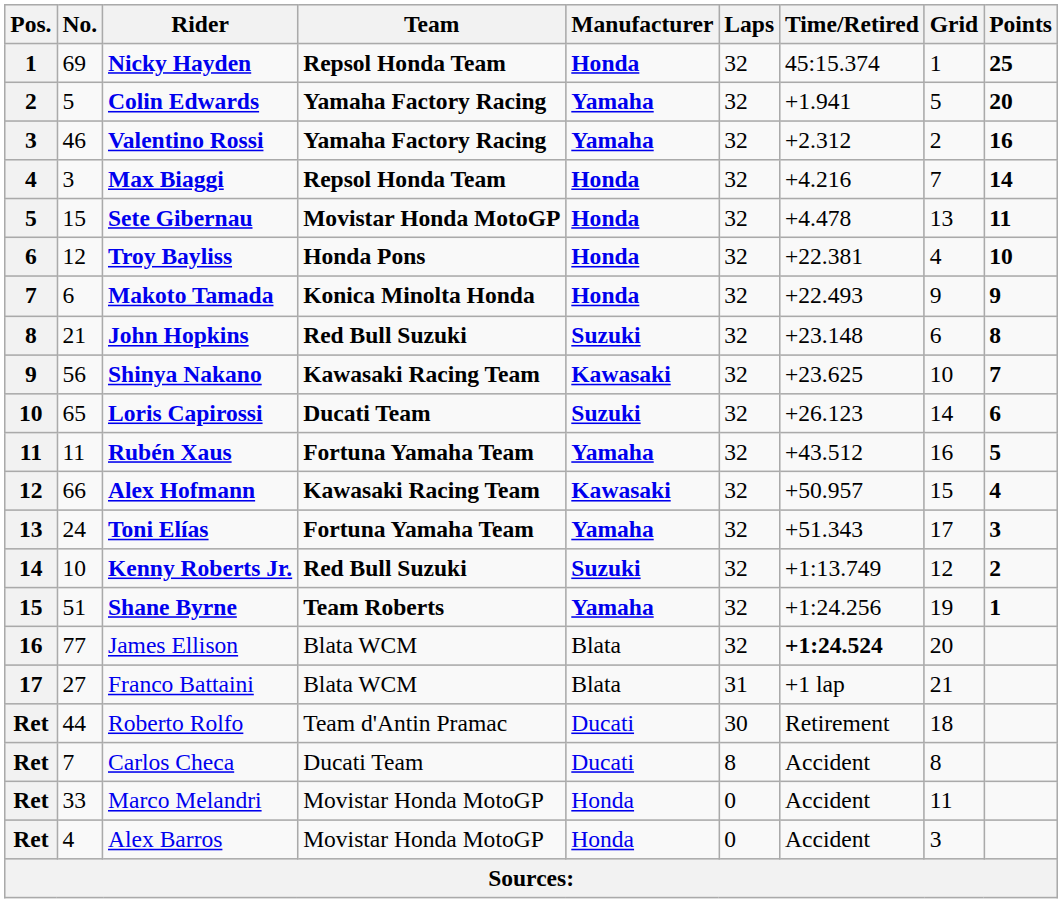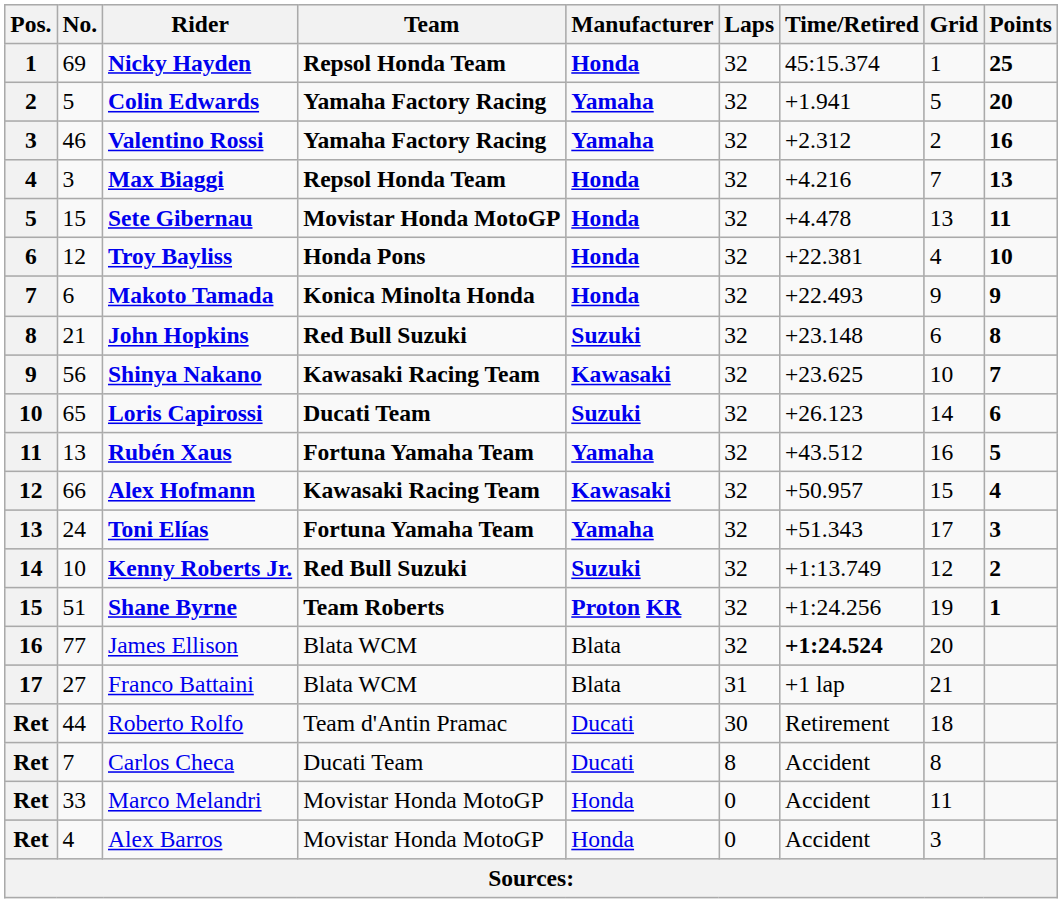(1001, 179) 14 -> (1001, 179) 13
(74, 451) 11 -> (74, 451) 13
(613, 606) Yamaha -> (626, 606) Proton KR
